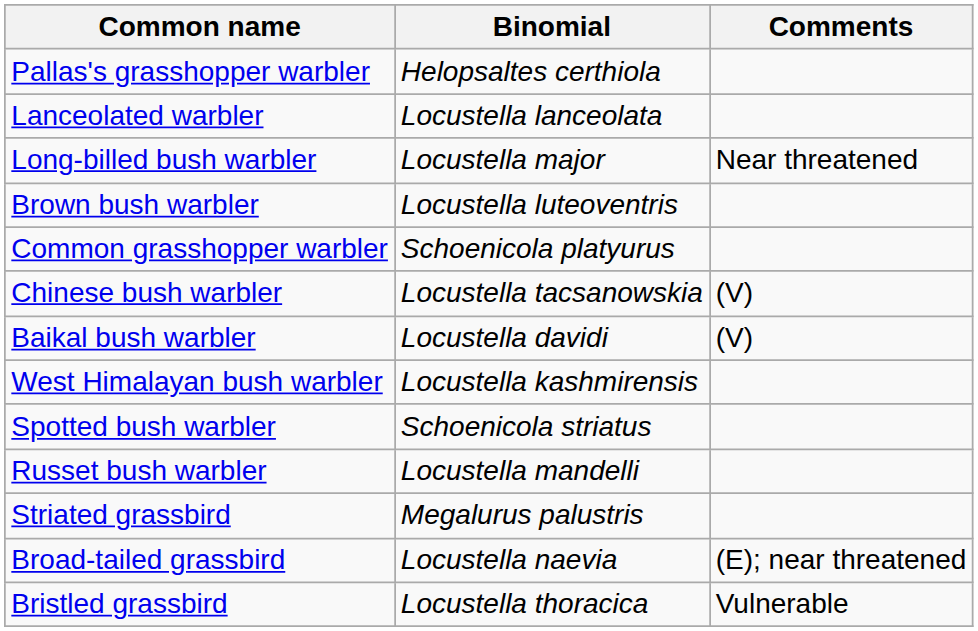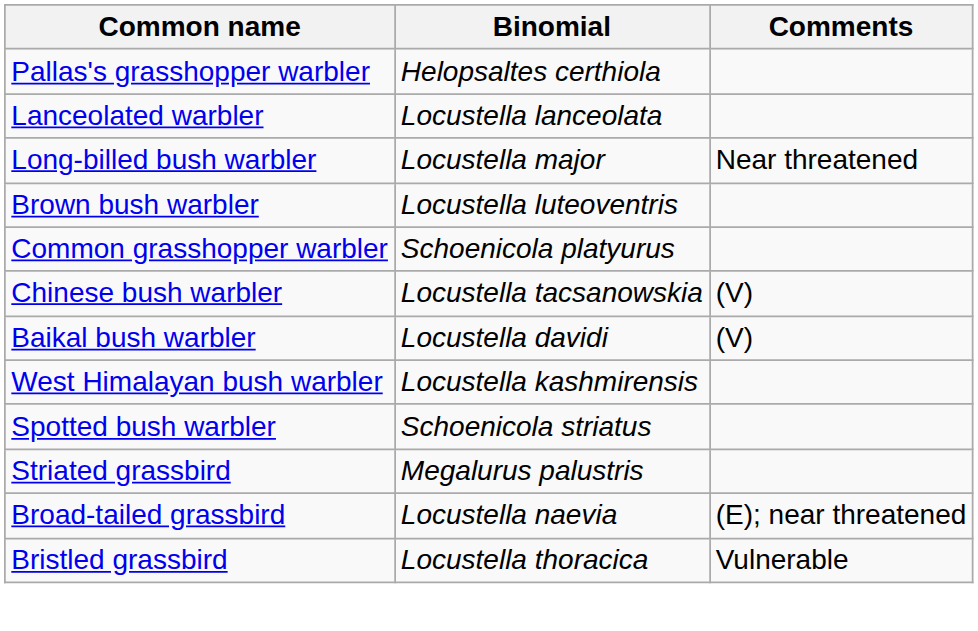- row: (139, 470)
